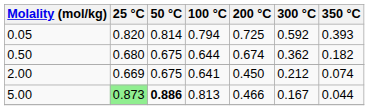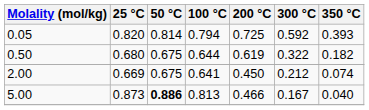(248, 54) 0.674 -> (248, 54) 0.619
(293, 54) 0.362 -> (293, 54) 0.322
(129, 94) lightgreen background -> (129, 94) no background
(338, 94) 0.044 -> (338, 94) 0.040
